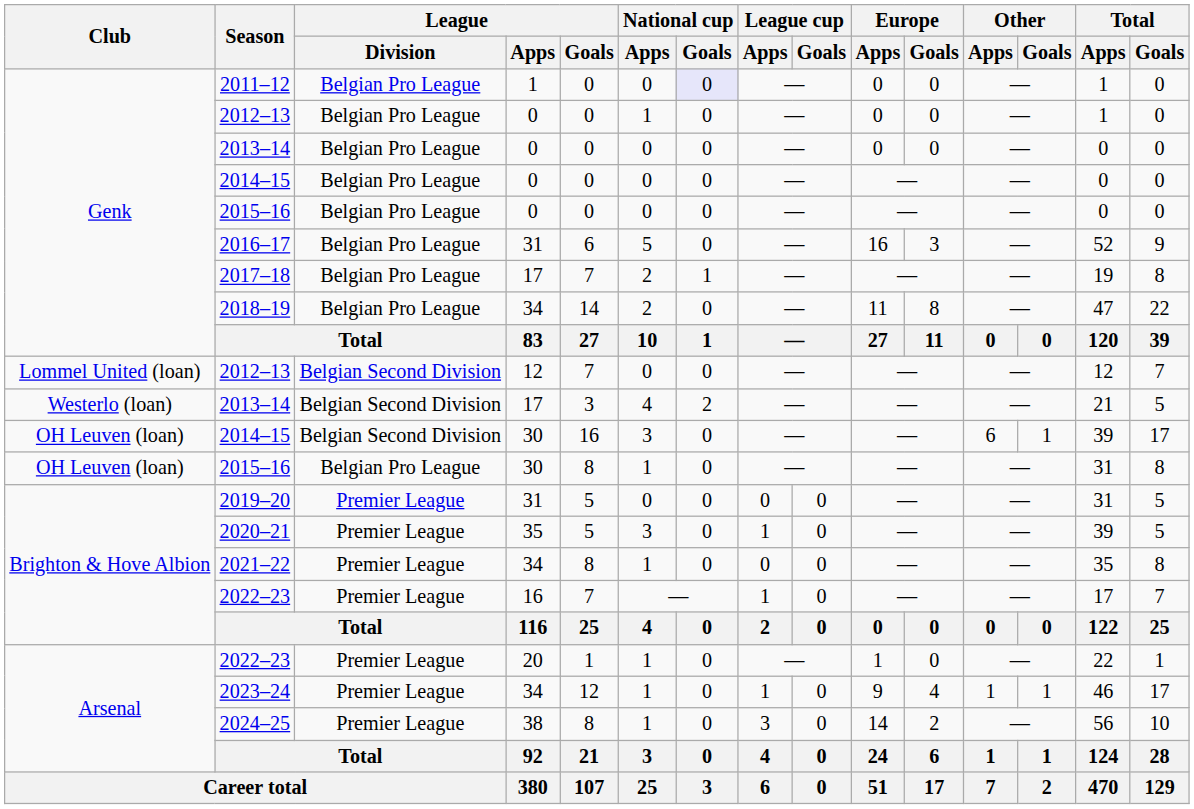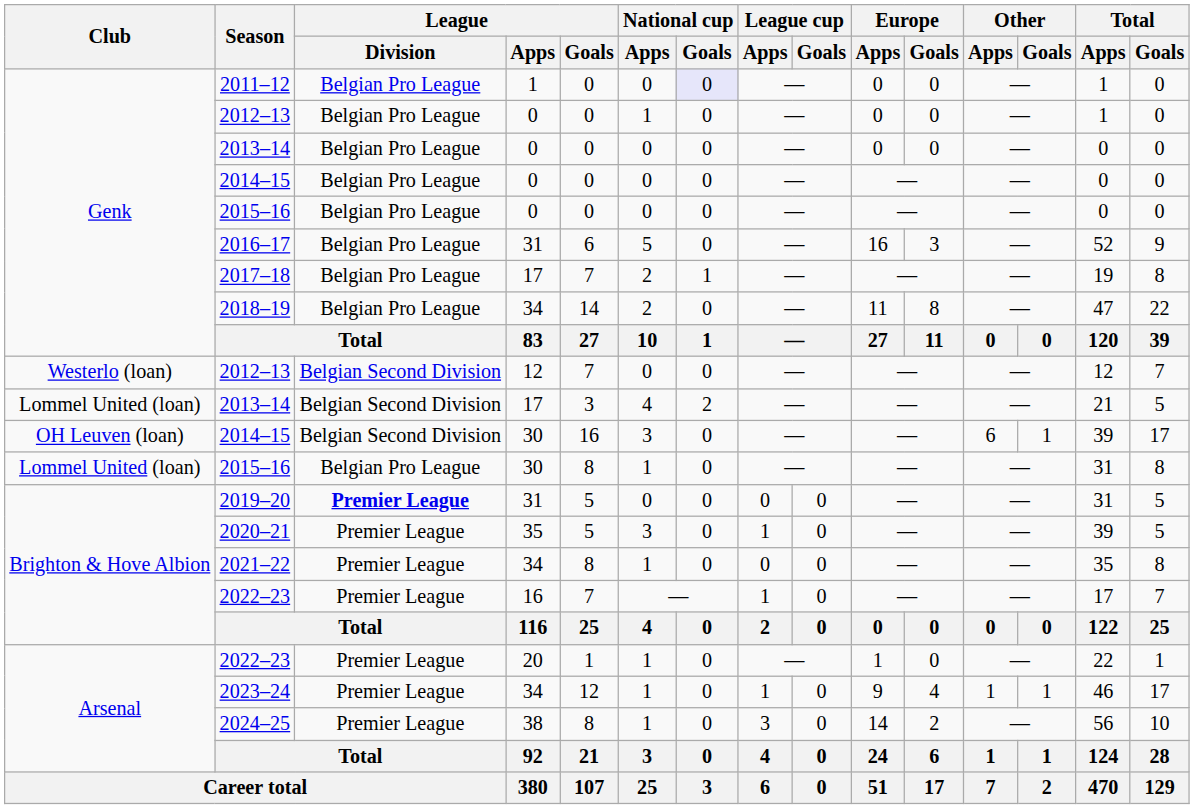(110, 372) Lommel United (loan) -> (110, 372) Westerlo (loan)
(110, 404) Westerlo (loan) -> (110, 404) Lommel United (loan)
(110, 468) OH Leuven (loan) -> (110, 468) Lommel United (loan)
(400, 500) normal -> (400, 500) bold
